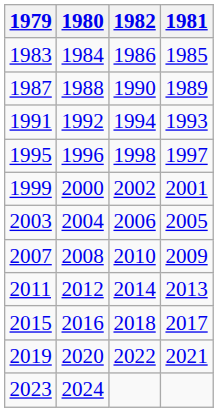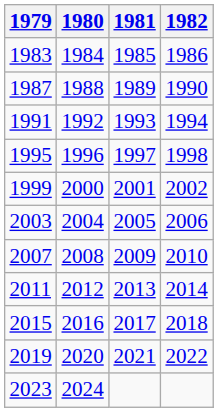columns swapped: (187, 21) <-> (135, 21)
